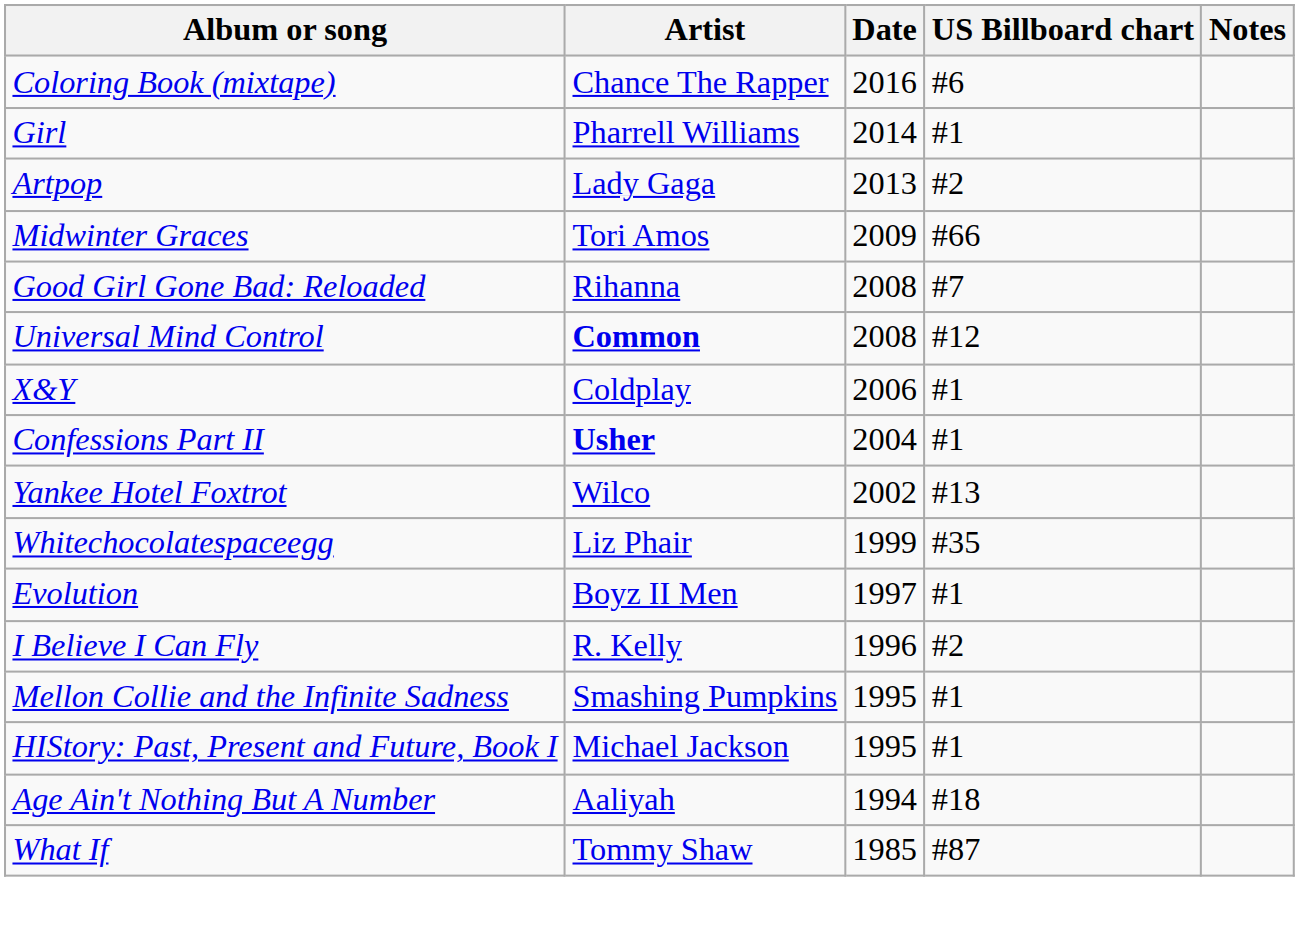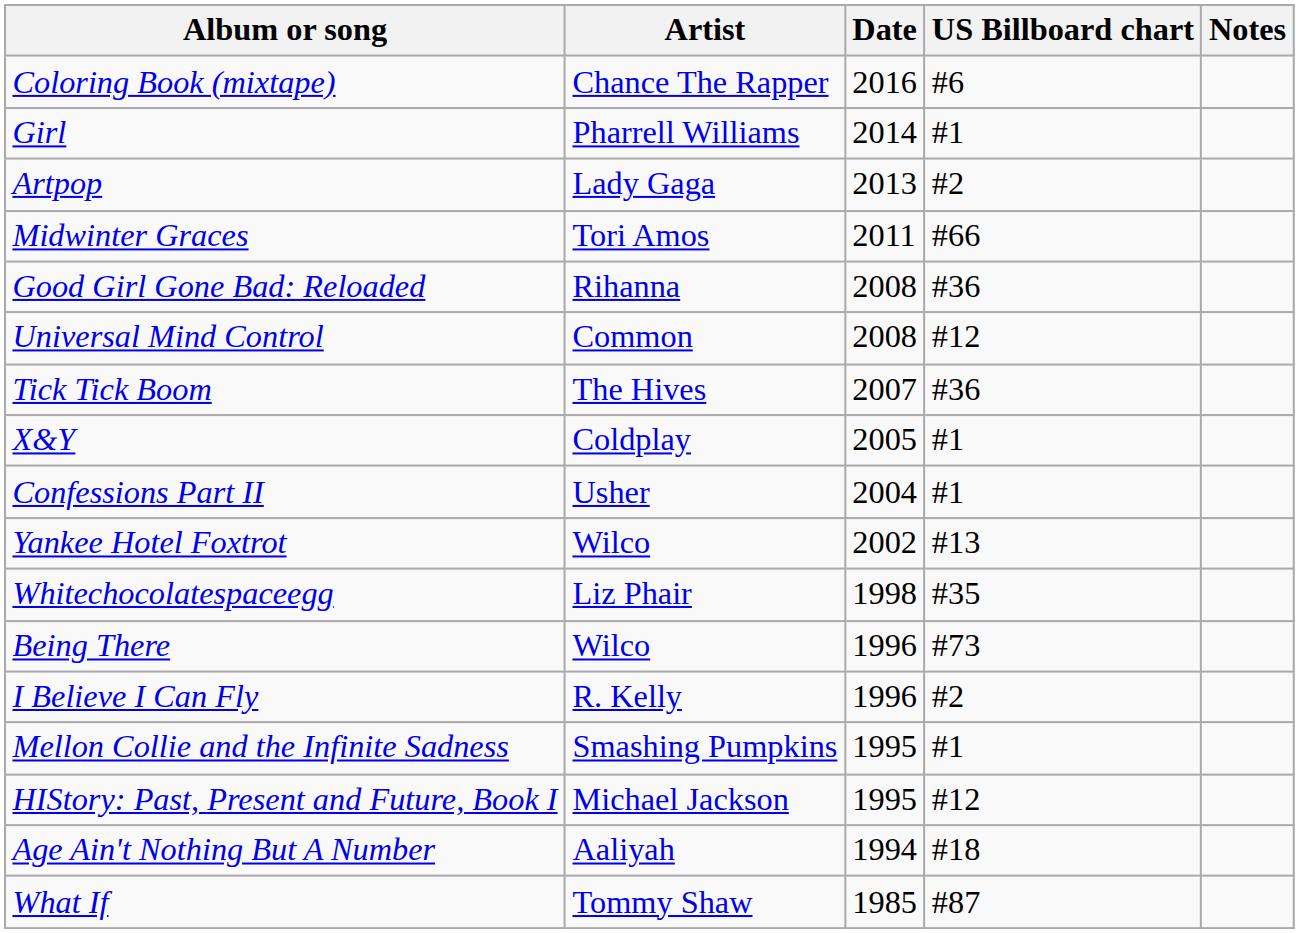(885, 235) 2009 -> (884, 235) 2011
(948, 286) #7 -> (956, 286) #36
(636, 337) bold -> (633, 337) normal
+ row: (112, 388)
(885, 388) 2006 -> (885, 440) 2005
(614, 440) bold -> (611, 491) normal
(885, 542) 1999 -> (885, 593) 1998
- row: (75, 593)
+ row: (91, 645)
(948, 747) #1 -> (956, 798) #12
